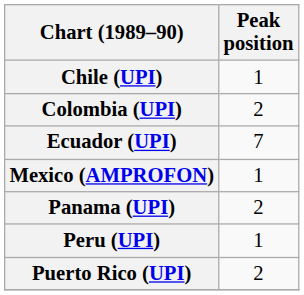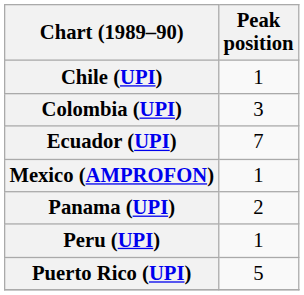(259, 109) 2 -> (259, 109) 3
(259, 273) 2 -> (259, 273) 5
